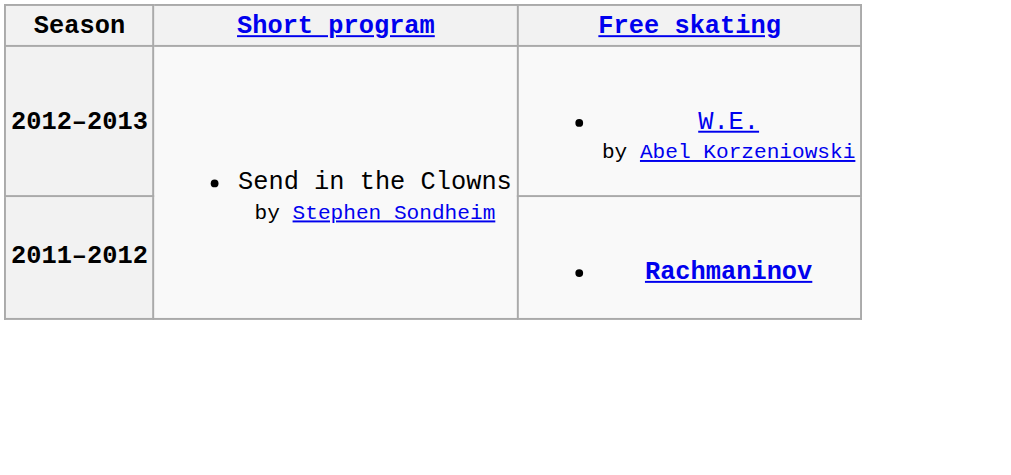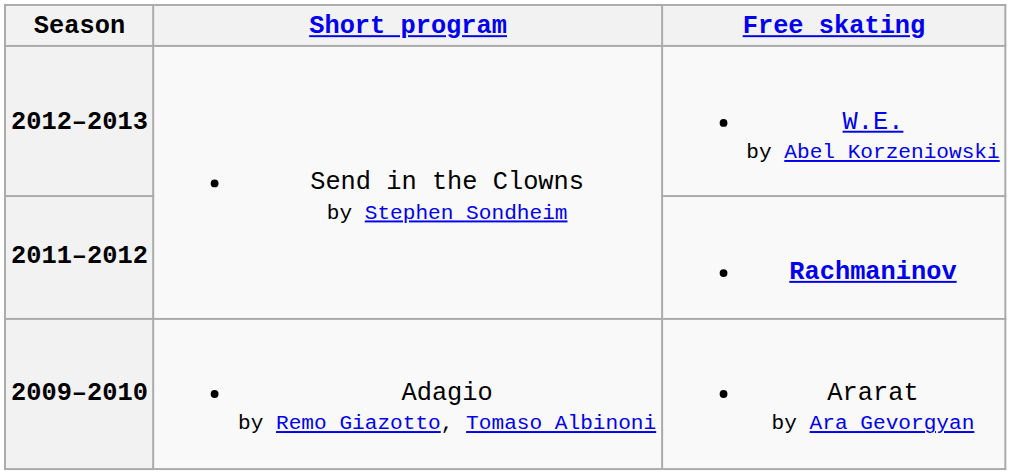+ row: (79, 393)
